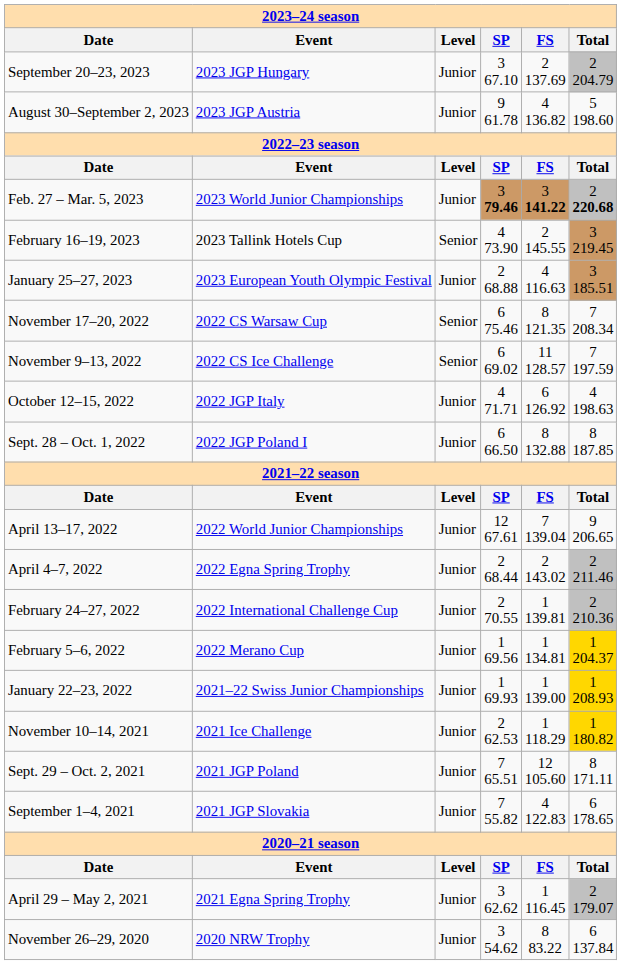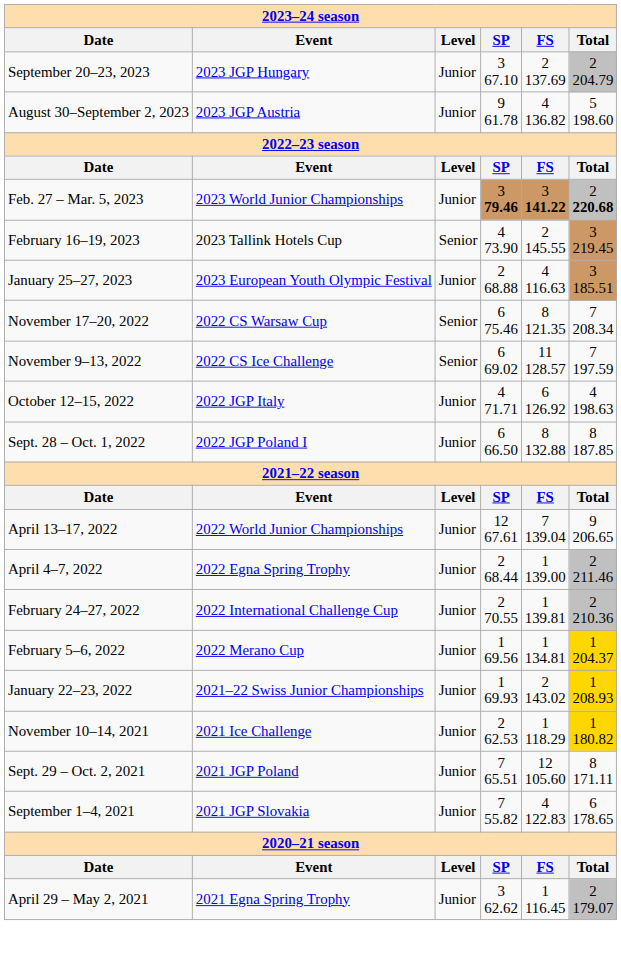(545, 569) 2 143.02 -> (545, 569) 1 139.00
(545, 690) 1 139.00 -> (545, 690) 2 143.02
- row: (78, 939)
